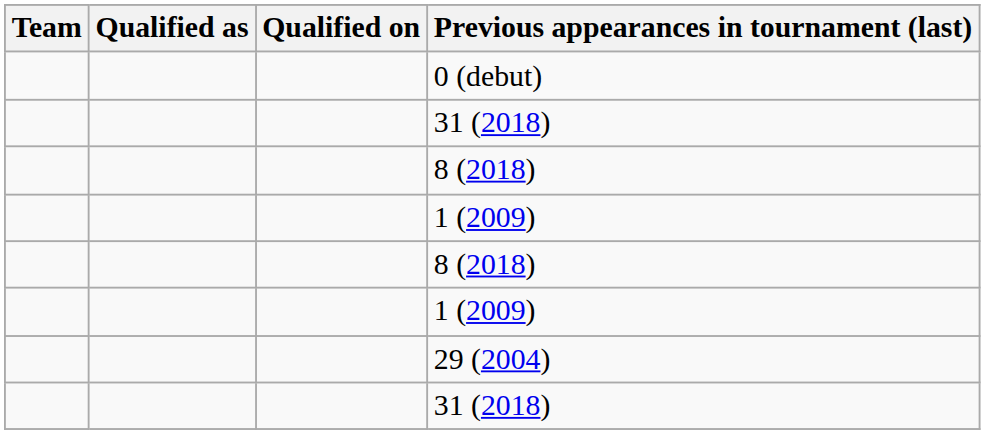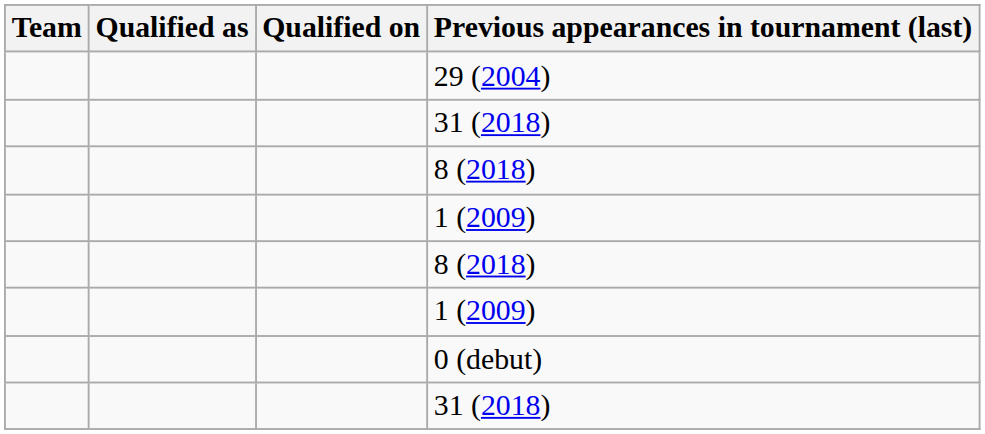rows swapped: (47, 359) <-> (47, 76)
